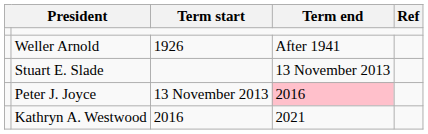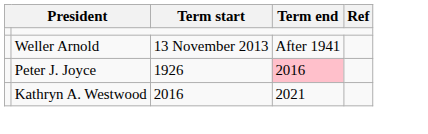(169, 46) 1926 -> (211, 46) 13 November 2013
- row: (59, 70)
(211, 93) 13 November 2013 -> (169, 70) 1926
